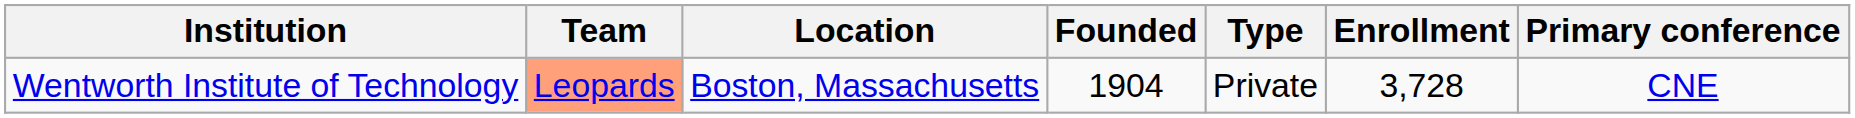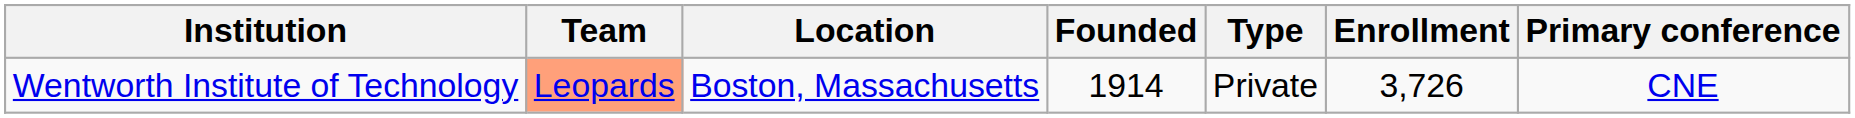(1126, 84) 1904 -> (1126, 84) 1914
(1422, 84) 3,728 -> (1422, 84) 3,726
